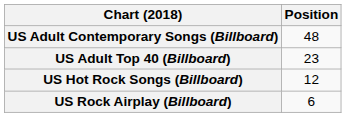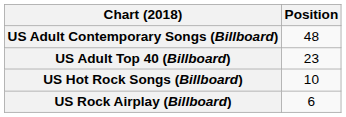(311, 79) 12 -> (311, 79) 10
